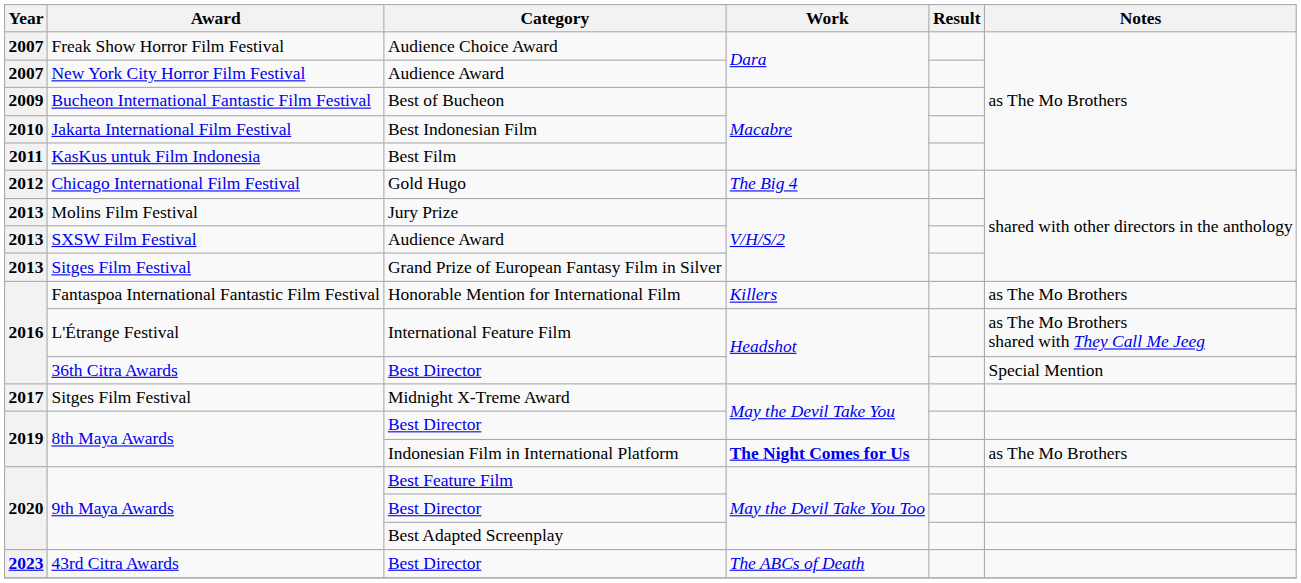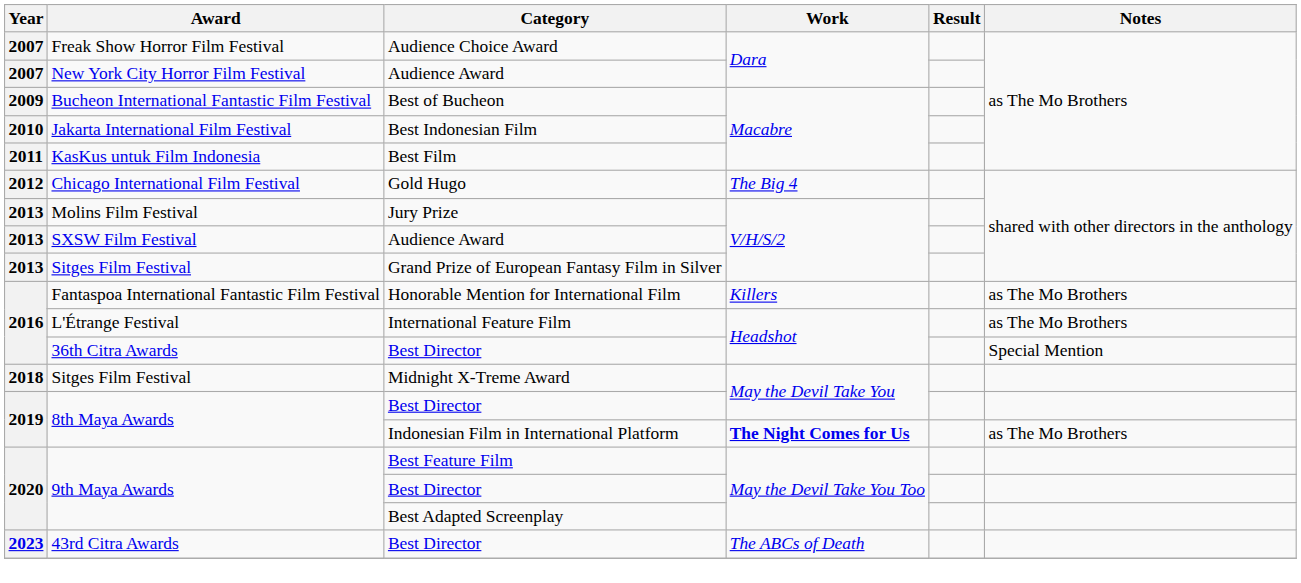(1097, 332) as The Mo Brothers shared with They Call Me Jeeg -> (1058, 322) as The Mo Brothers
(26, 397) 2017 -> (26, 377) 2018
